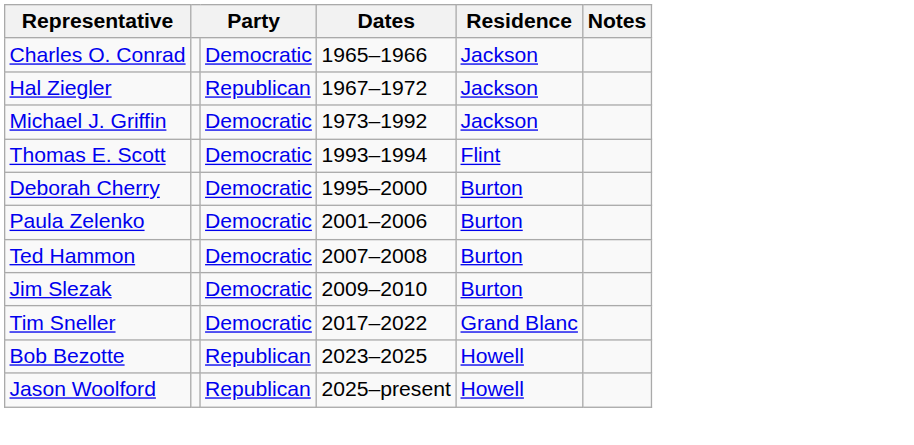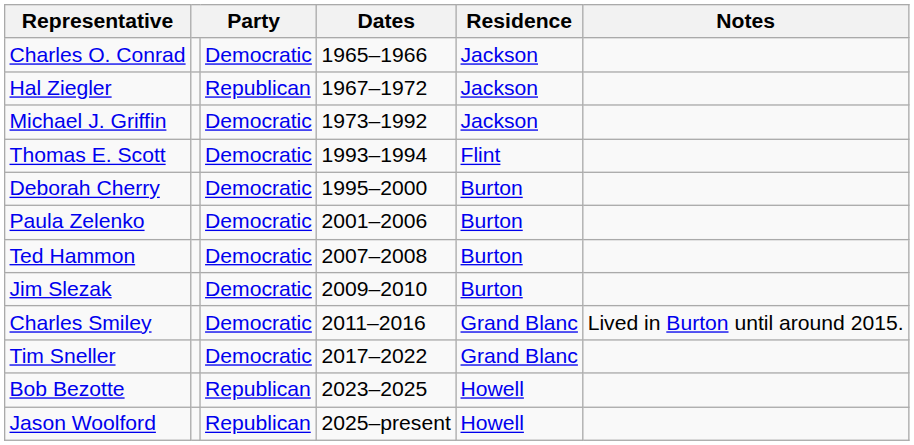+ row: (81, 322)
